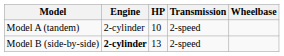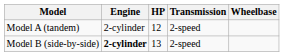(156, 28) 10 -> (156, 28) 12
